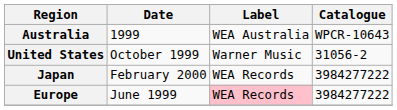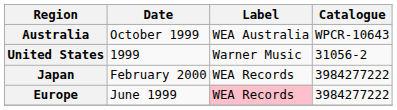(125, 35) 1999 -> (155, 35) October 1999
(155, 55) October 1999 -> (125, 55) 1999
